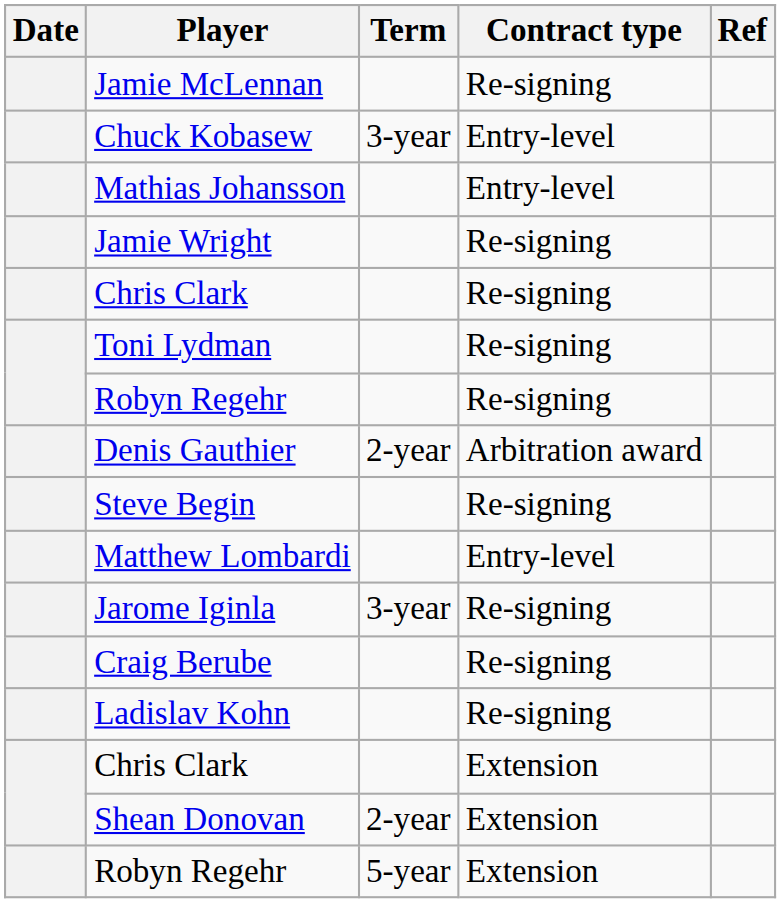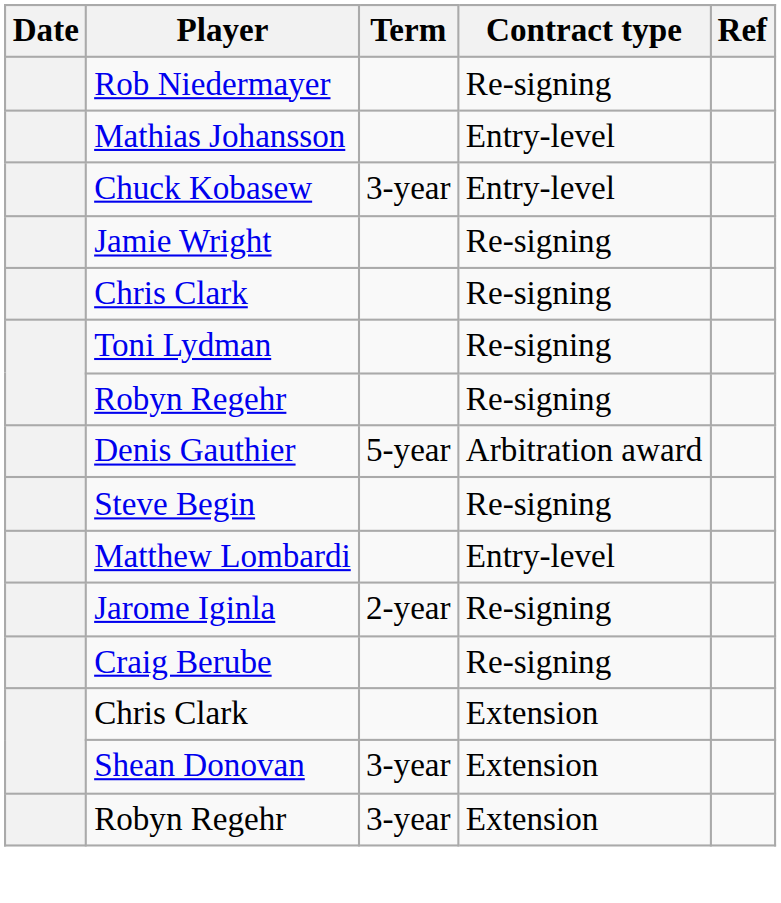+ row: (212, 83)
- row: (209, 83)
rows swapped: (203, 135) <-> (220, 188)
(408, 450) 2-year -> (408, 450) 5-year
(408, 608) 3-year -> (408, 608) 2-year
- row: (192, 713)
(408, 818) 2-year -> (408, 766) 3-year
(408, 871) 5-year -> (408, 818) 3-year
